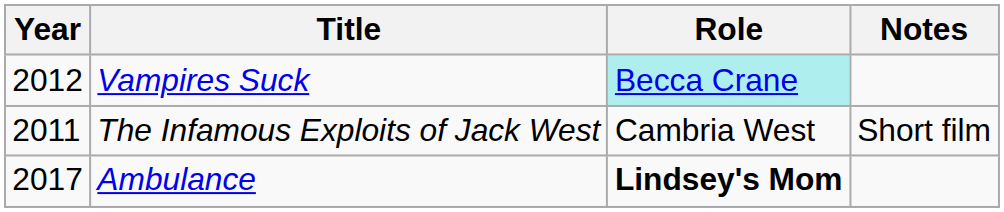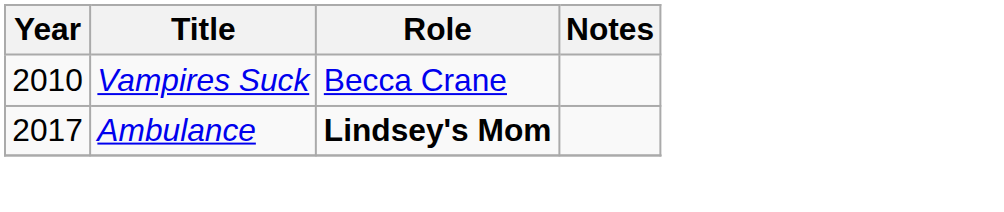(48, 79) 2012 -> (48, 79) 2010
(707, 79) paleturquoise background -> (415, 79) no background
- row: (349, 130)
